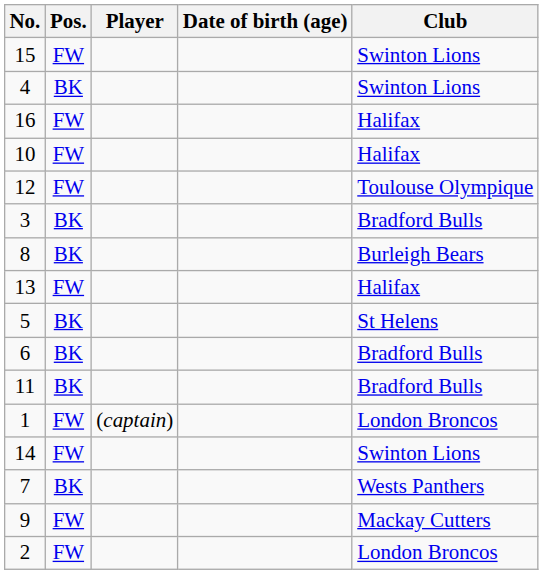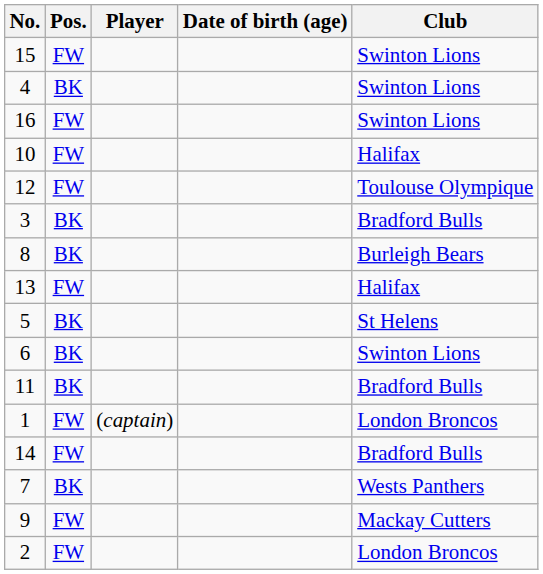(389, 120) Halifax -> (419, 120) Swinton Lions
(420, 353) Bradford Bulls -> (419, 353) Swinton Lions
(419, 453) Swinton Lions -> (420, 453) Bradford Bulls
